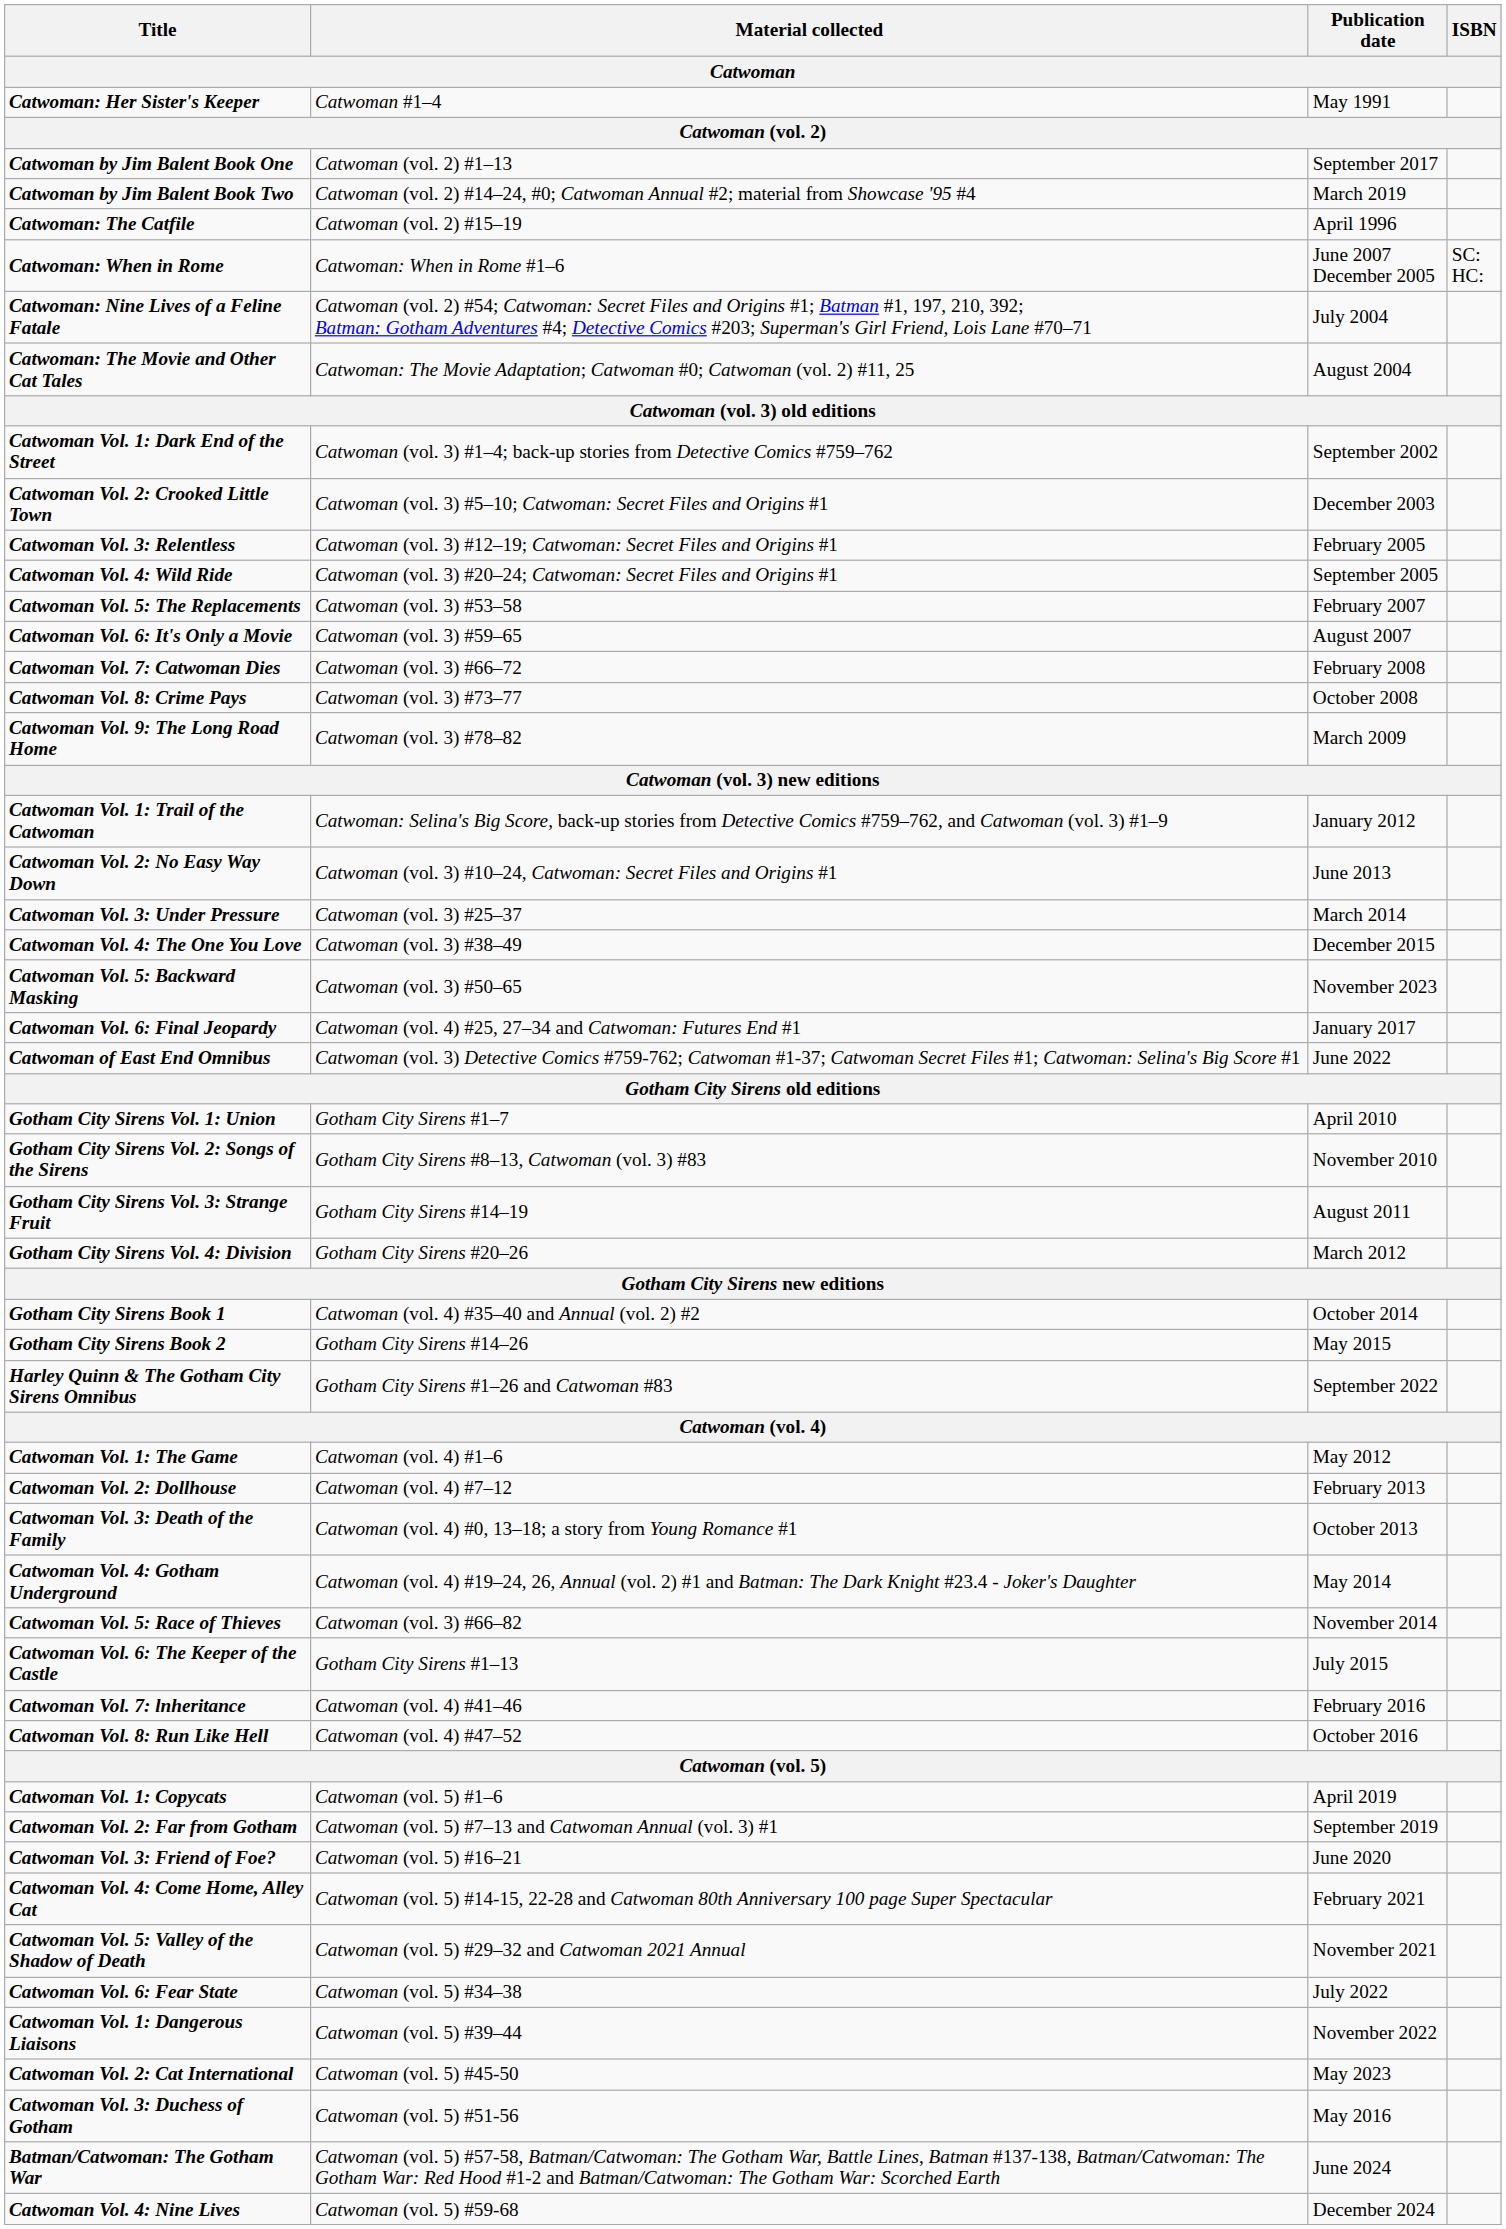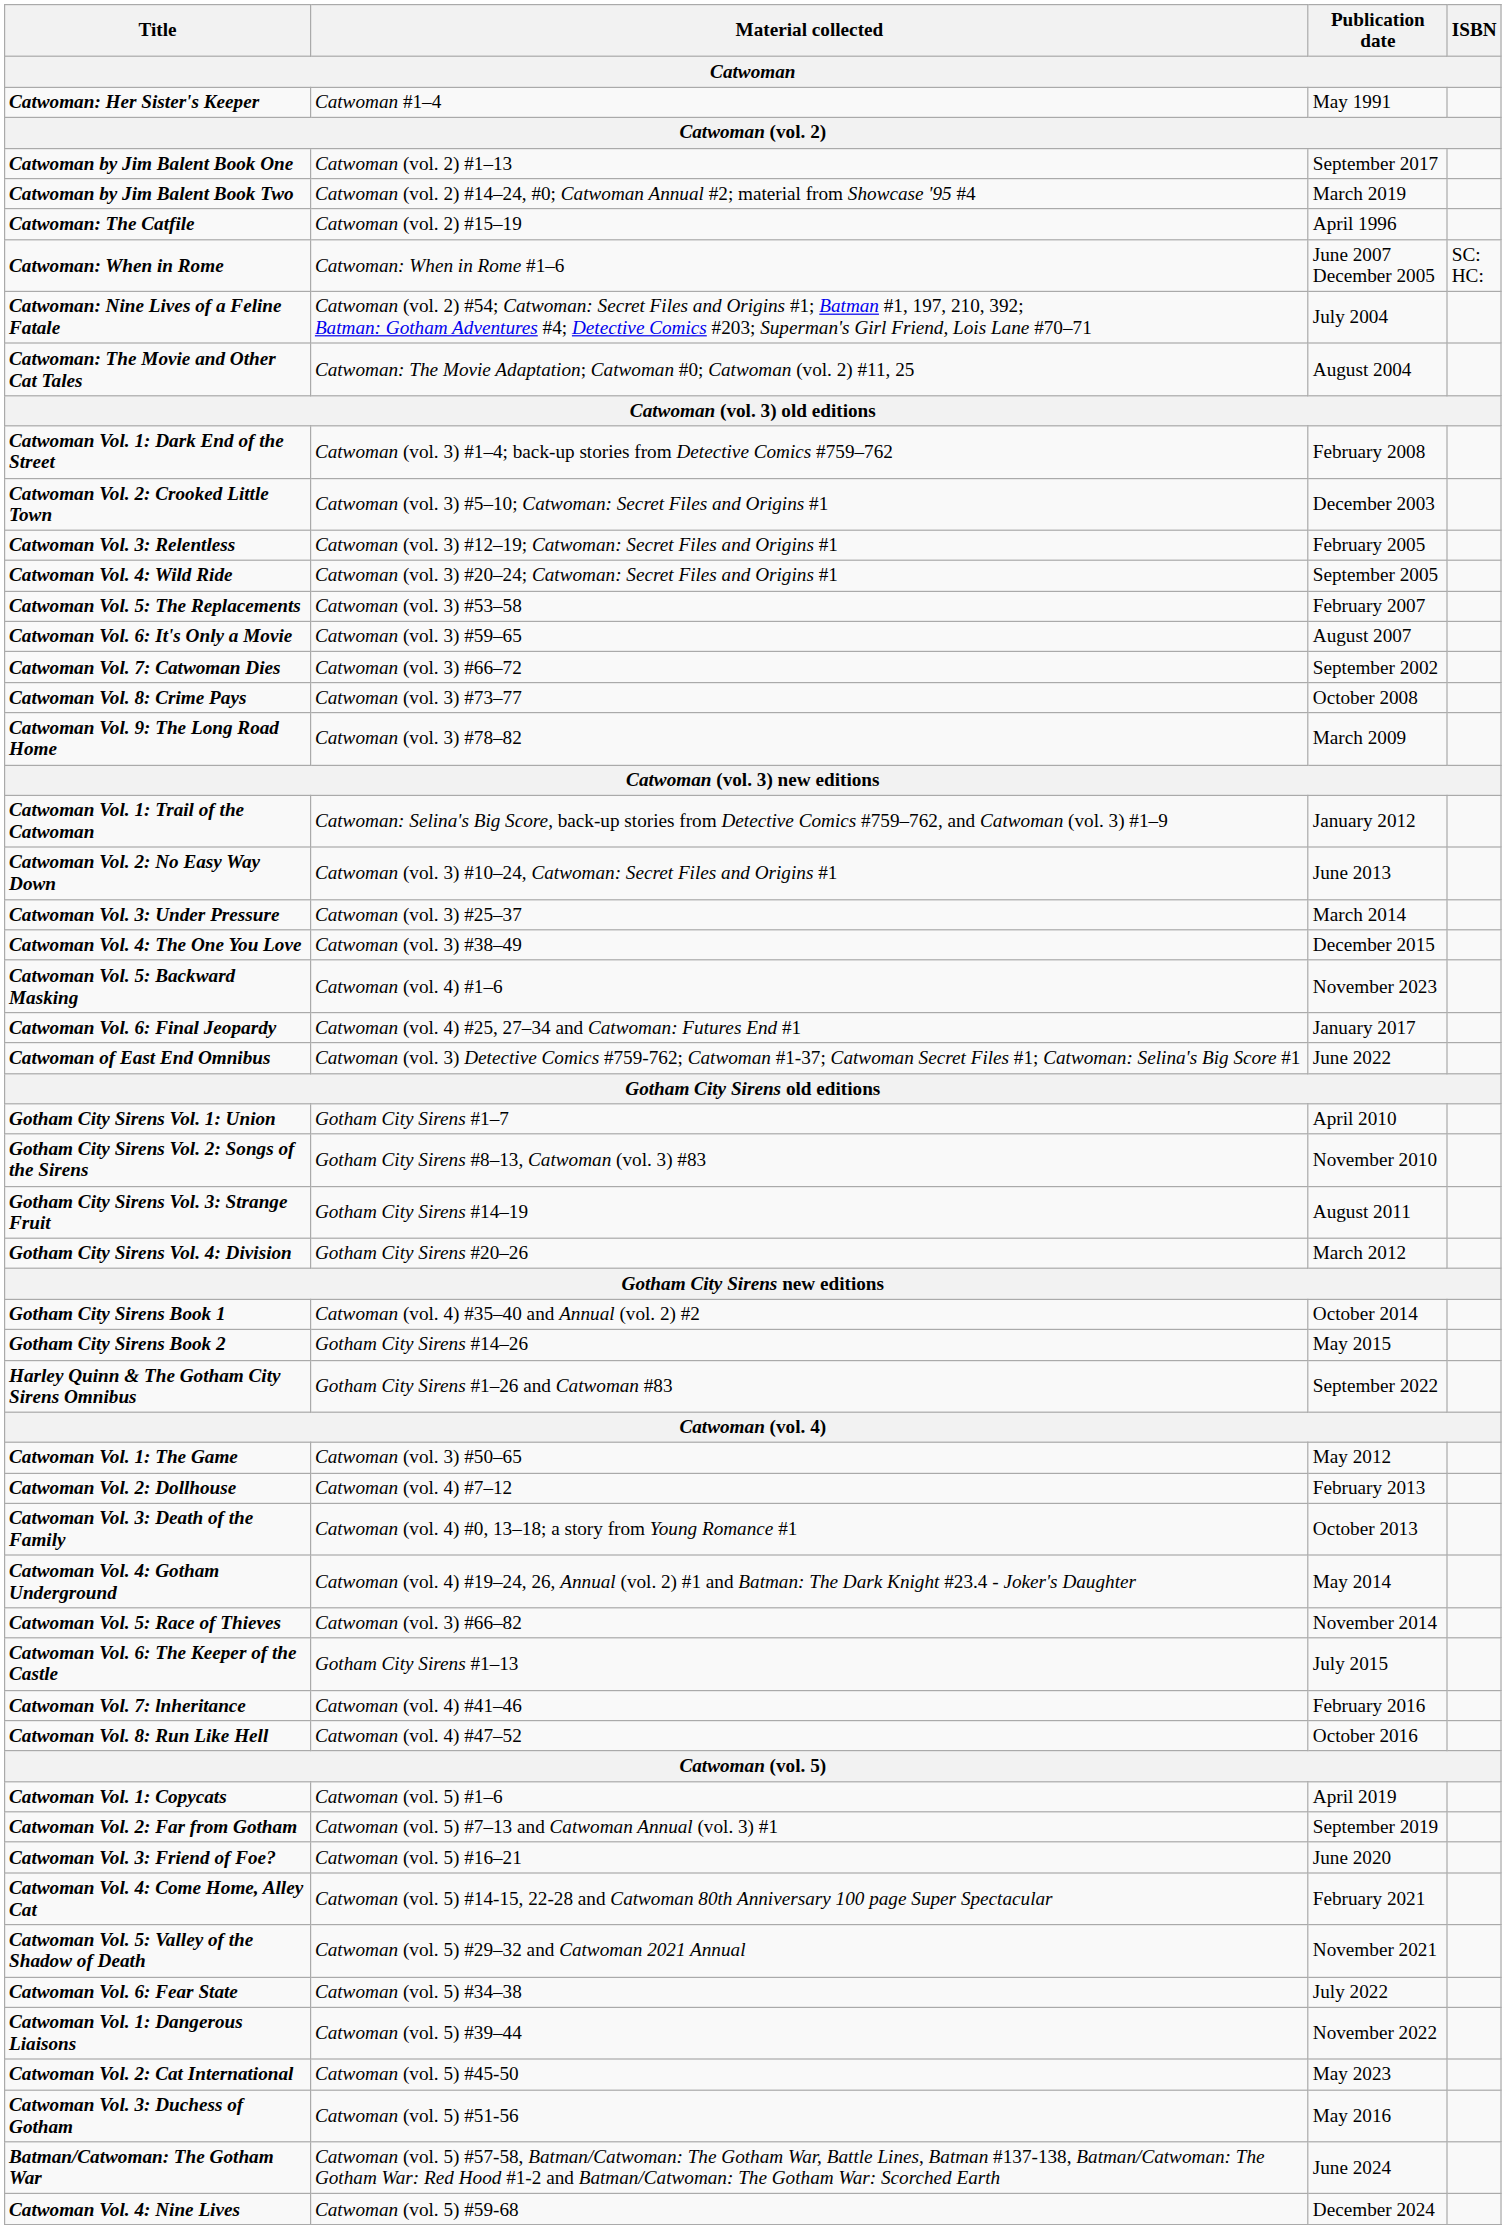(1375, 451) September 2002 -> (1369, 451) February 2008
(1369, 666) February 2008 -> (1375, 666) September 2002
(418, 986) Catwoman (vol. 3) #50–65 -> (409, 986) Catwoman (vol. 4) #1–6
(409, 1457) Catwoman (vol. 4) #1–6 -> (418, 1457) Catwoman (vol. 3) #50–65
